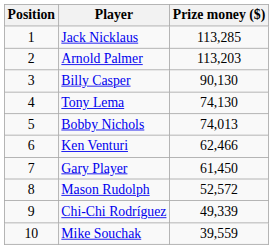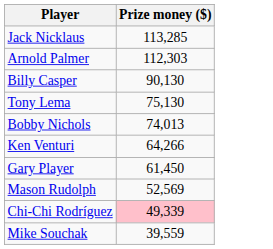- column: (31, 15)
(219, 59) 113,203 -> (165, 59) 112,303
(219, 102) 74,130 -> (165, 102) 75,130
(219, 146) 62,466 -> (165, 146) 64,266
(219, 189) 52,572 -> (165, 189) 52,569
(219, 211) no background -> (165, 211) pink background
